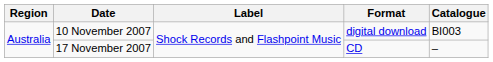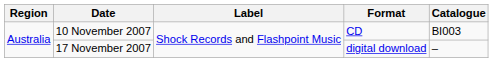(386, 31) digital download -> (354, 31) CD
(354, 48) CD -> (386, 48) digital download
